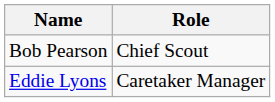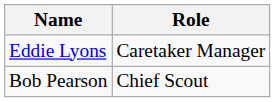rows swapped: (58, 81) <-> (58, 50)
